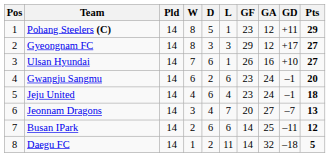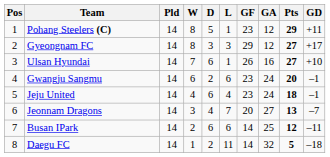columns swapped: (290, 12) <-> (312, 12)
